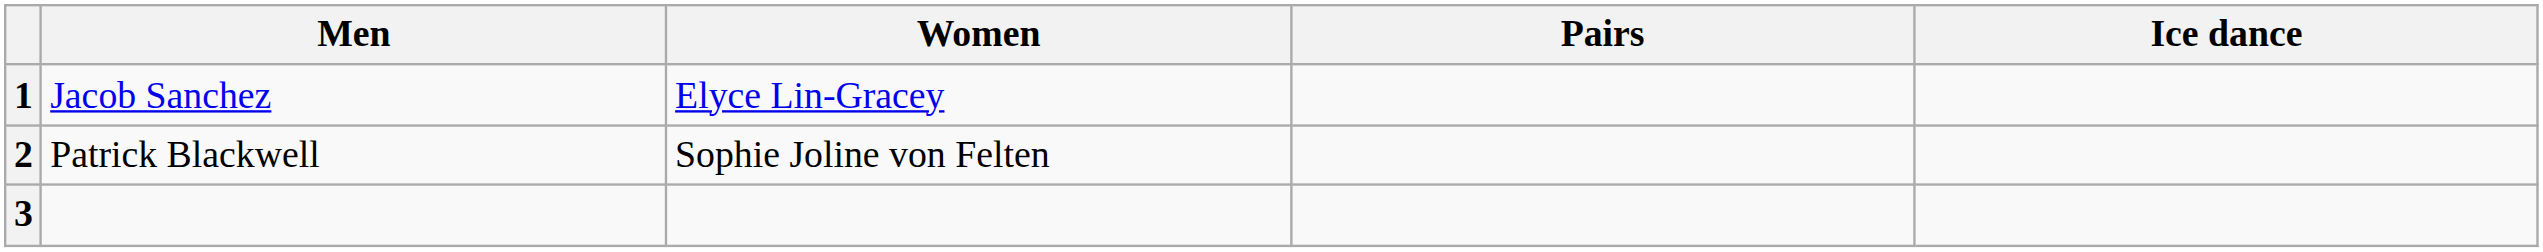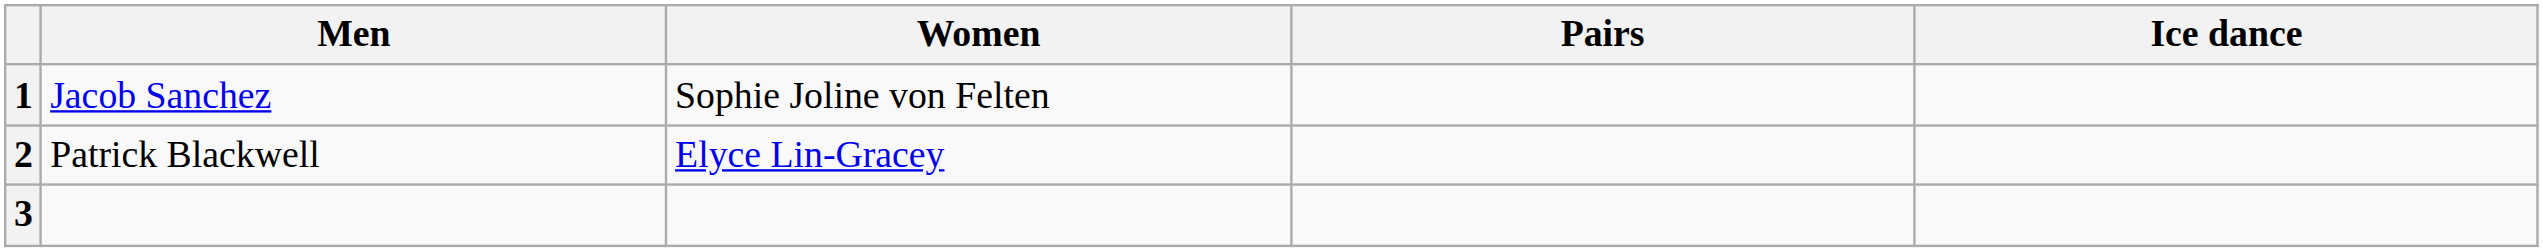(810, 94) Elyce Lin-Gracey -> (862, 94) Sophie Joline von Felten
(862, 154) Sophie Joline von Felten -> (810, 154) Elyce Lin-Gracey
